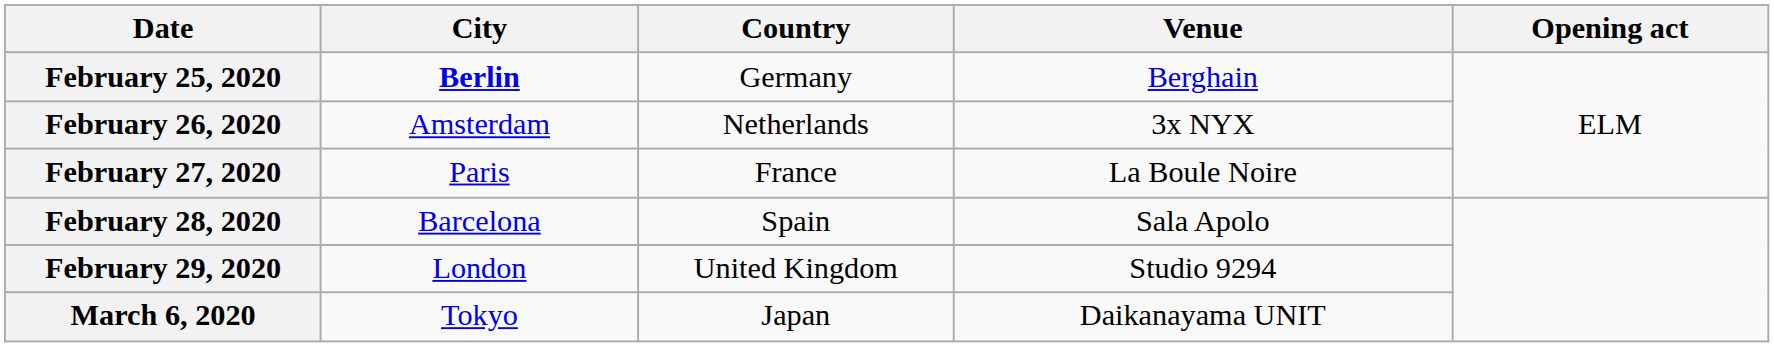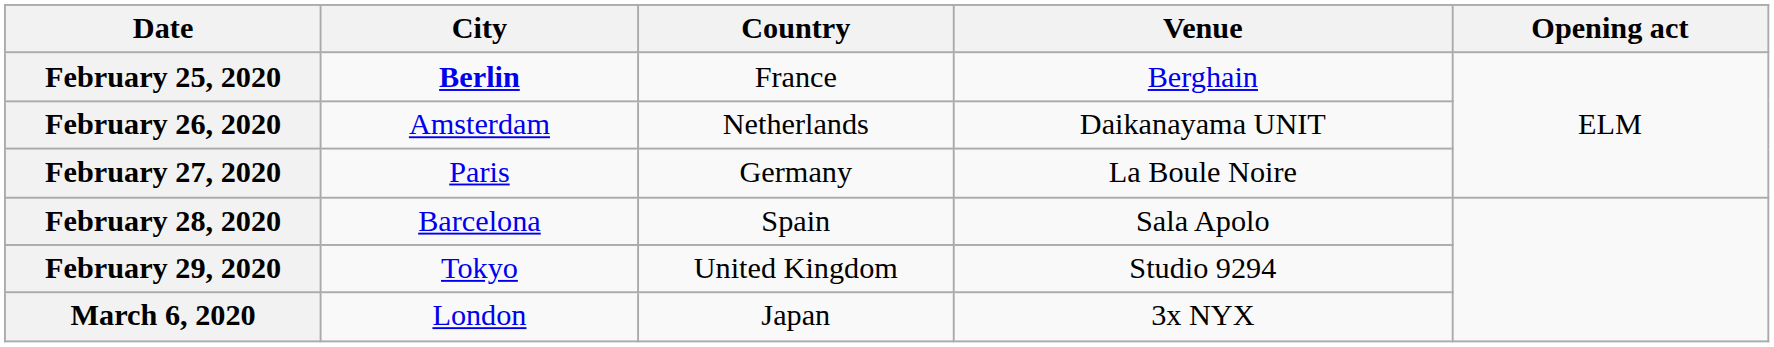(796, 76) Germany -> (796, 76) France
(1203, 124) 3x NYX -> (1203, 124) Daikanayama UNIT
(796, 172) France -> (796, 172) Germany
(479, 268) London -> (479, 268) Tokyo
(479, 316) Tokyo -> (479, 316) London
(1203, 316) Daikanayama UNIT -> (1203, 316) 3x NYX
